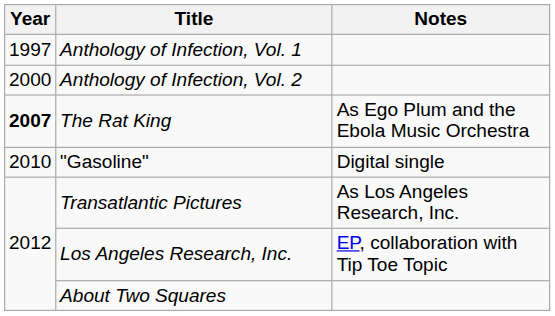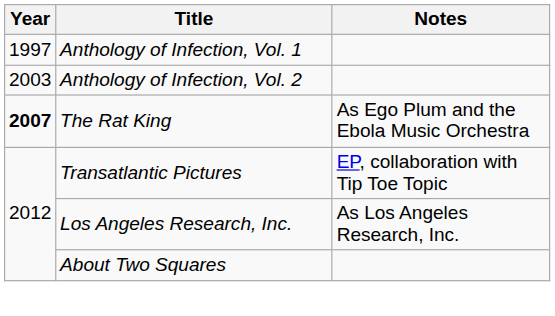(30, 79) 2000 -> (30, 79) 2003
- row: (104, 161)
(402, 202) As Los Angeles Research, Inc. -> (427, 172) EP, collaboration with Tip Toe Topic
(427, 254) EP, collaboration with Tip Toe Topic -> (402, 224) As Los Angeles Research, Inc.
